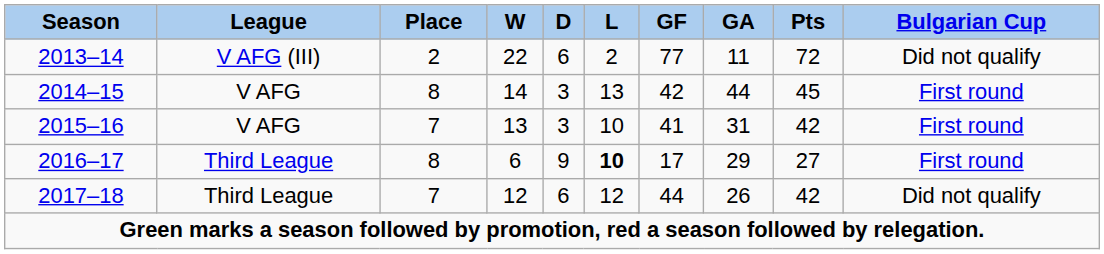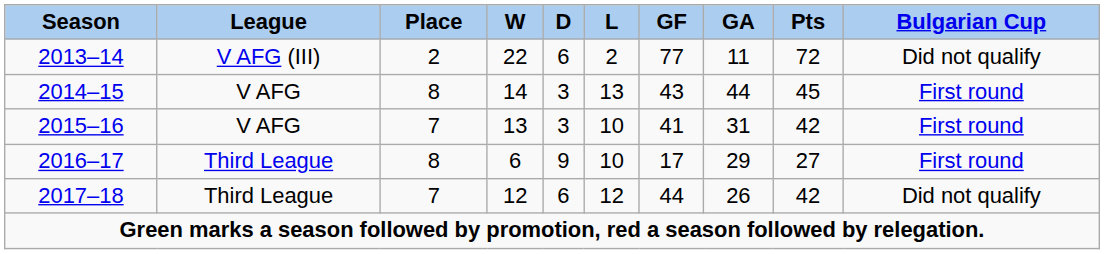(672, 91) 42 -> (672, 91) 43
(612, 160) bold -> (612, 160) normal
